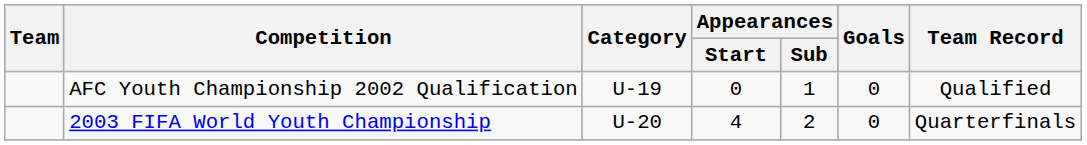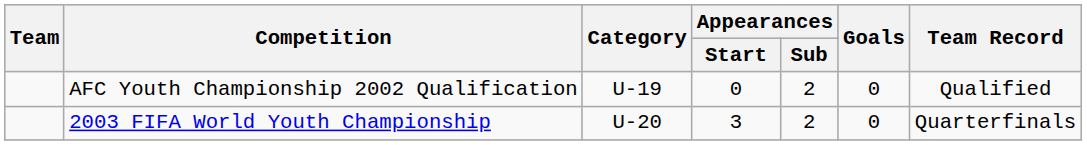(809, 89) 1 -> (809, 89) 2
(736, 123) 4 -> (736, 123) 3
